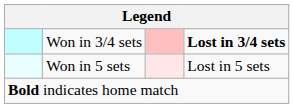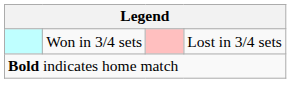(236, 41) bold -> (235, 41) normal
- row: (88, 66)
